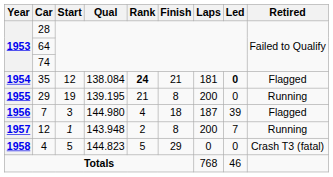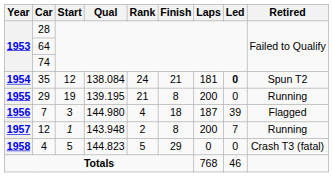(142, 79) bold -> (142, 79) normal
(288, 79) Flagged -> (288, 79) Spun T2
